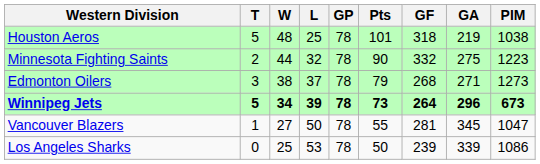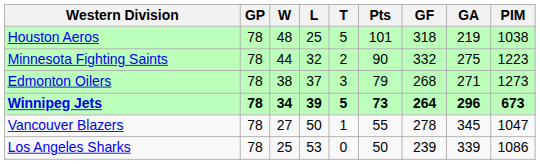columns swapped: (343, 15) <-> (255, 15)
(425, 125) 281 -> (425, 125) 278
